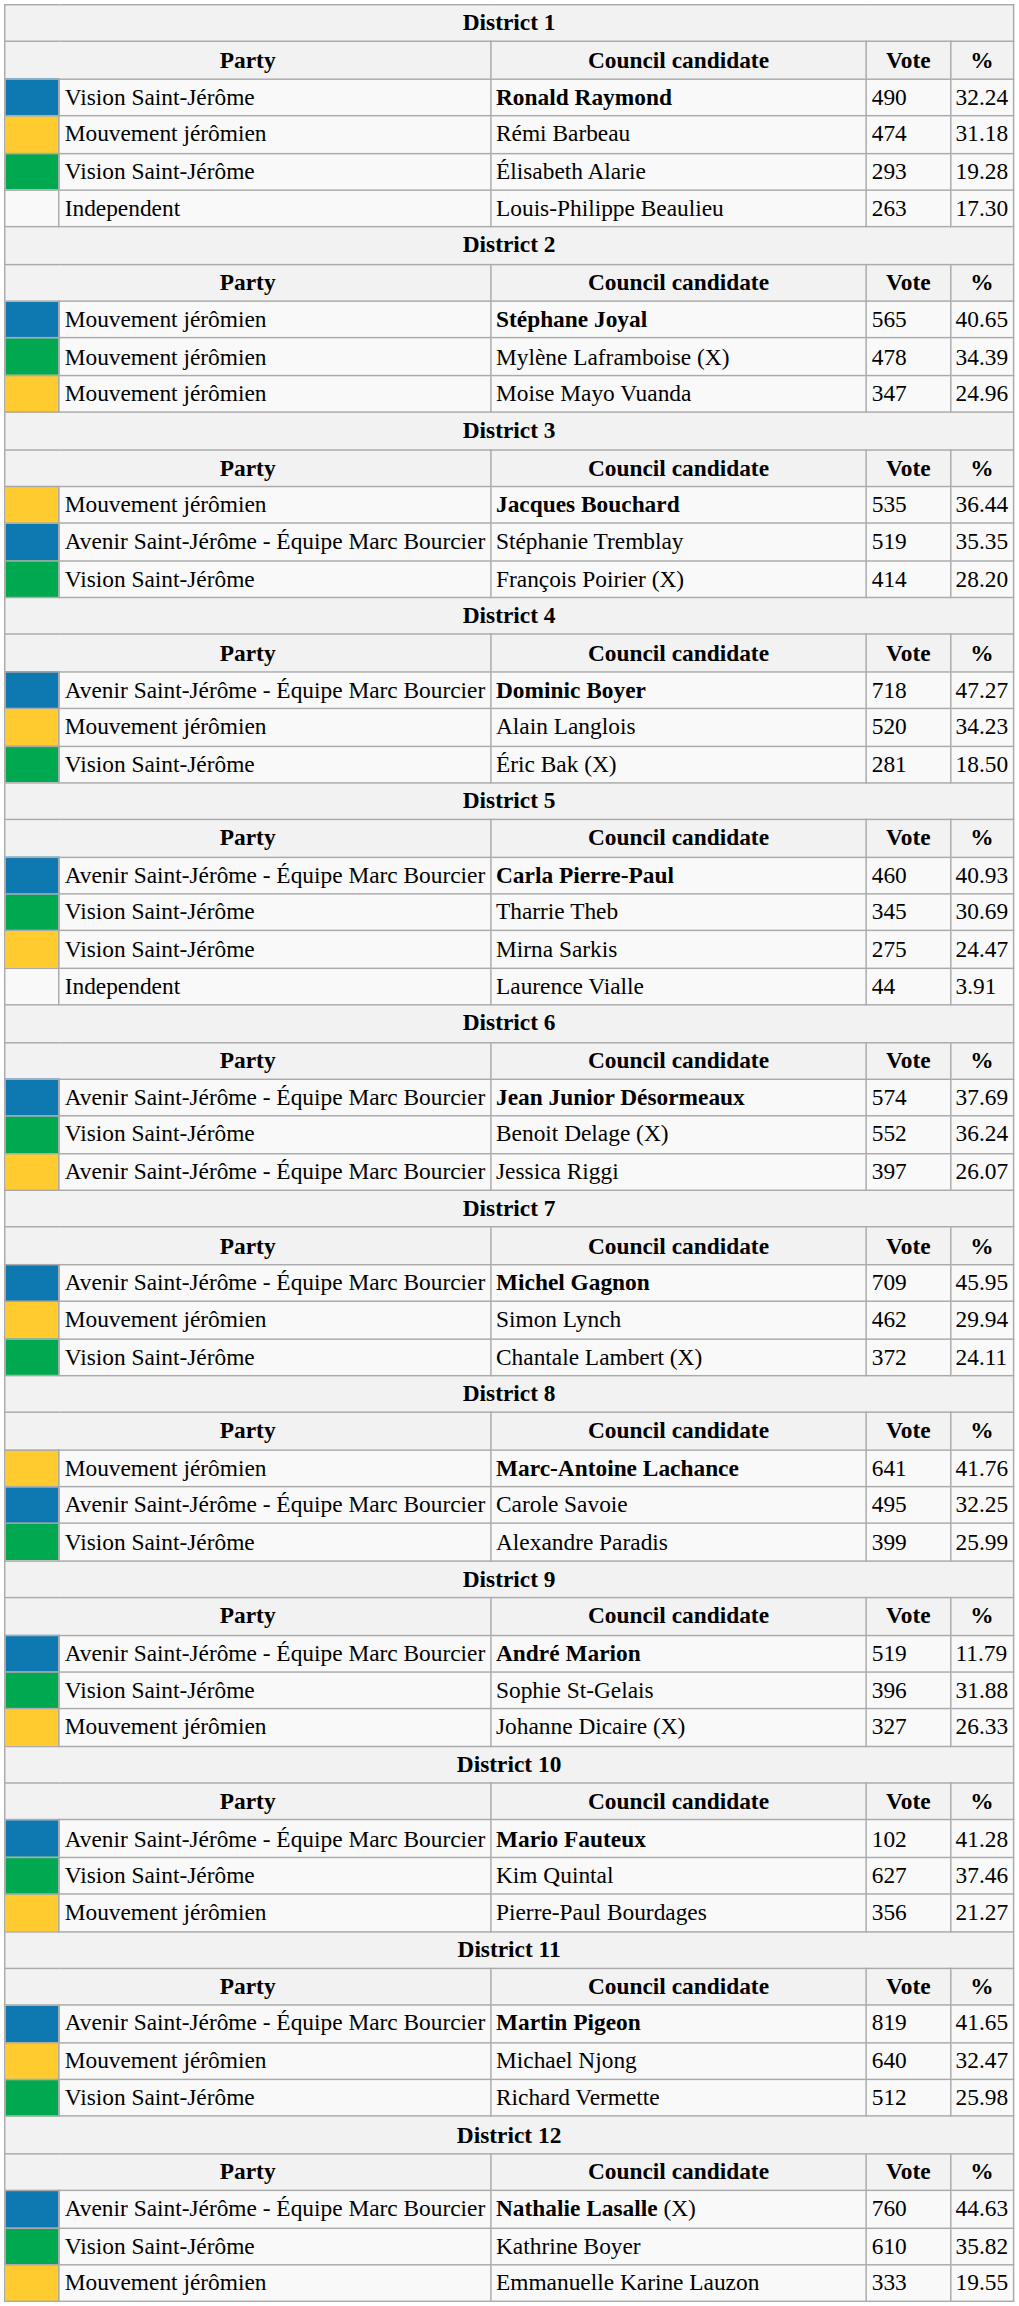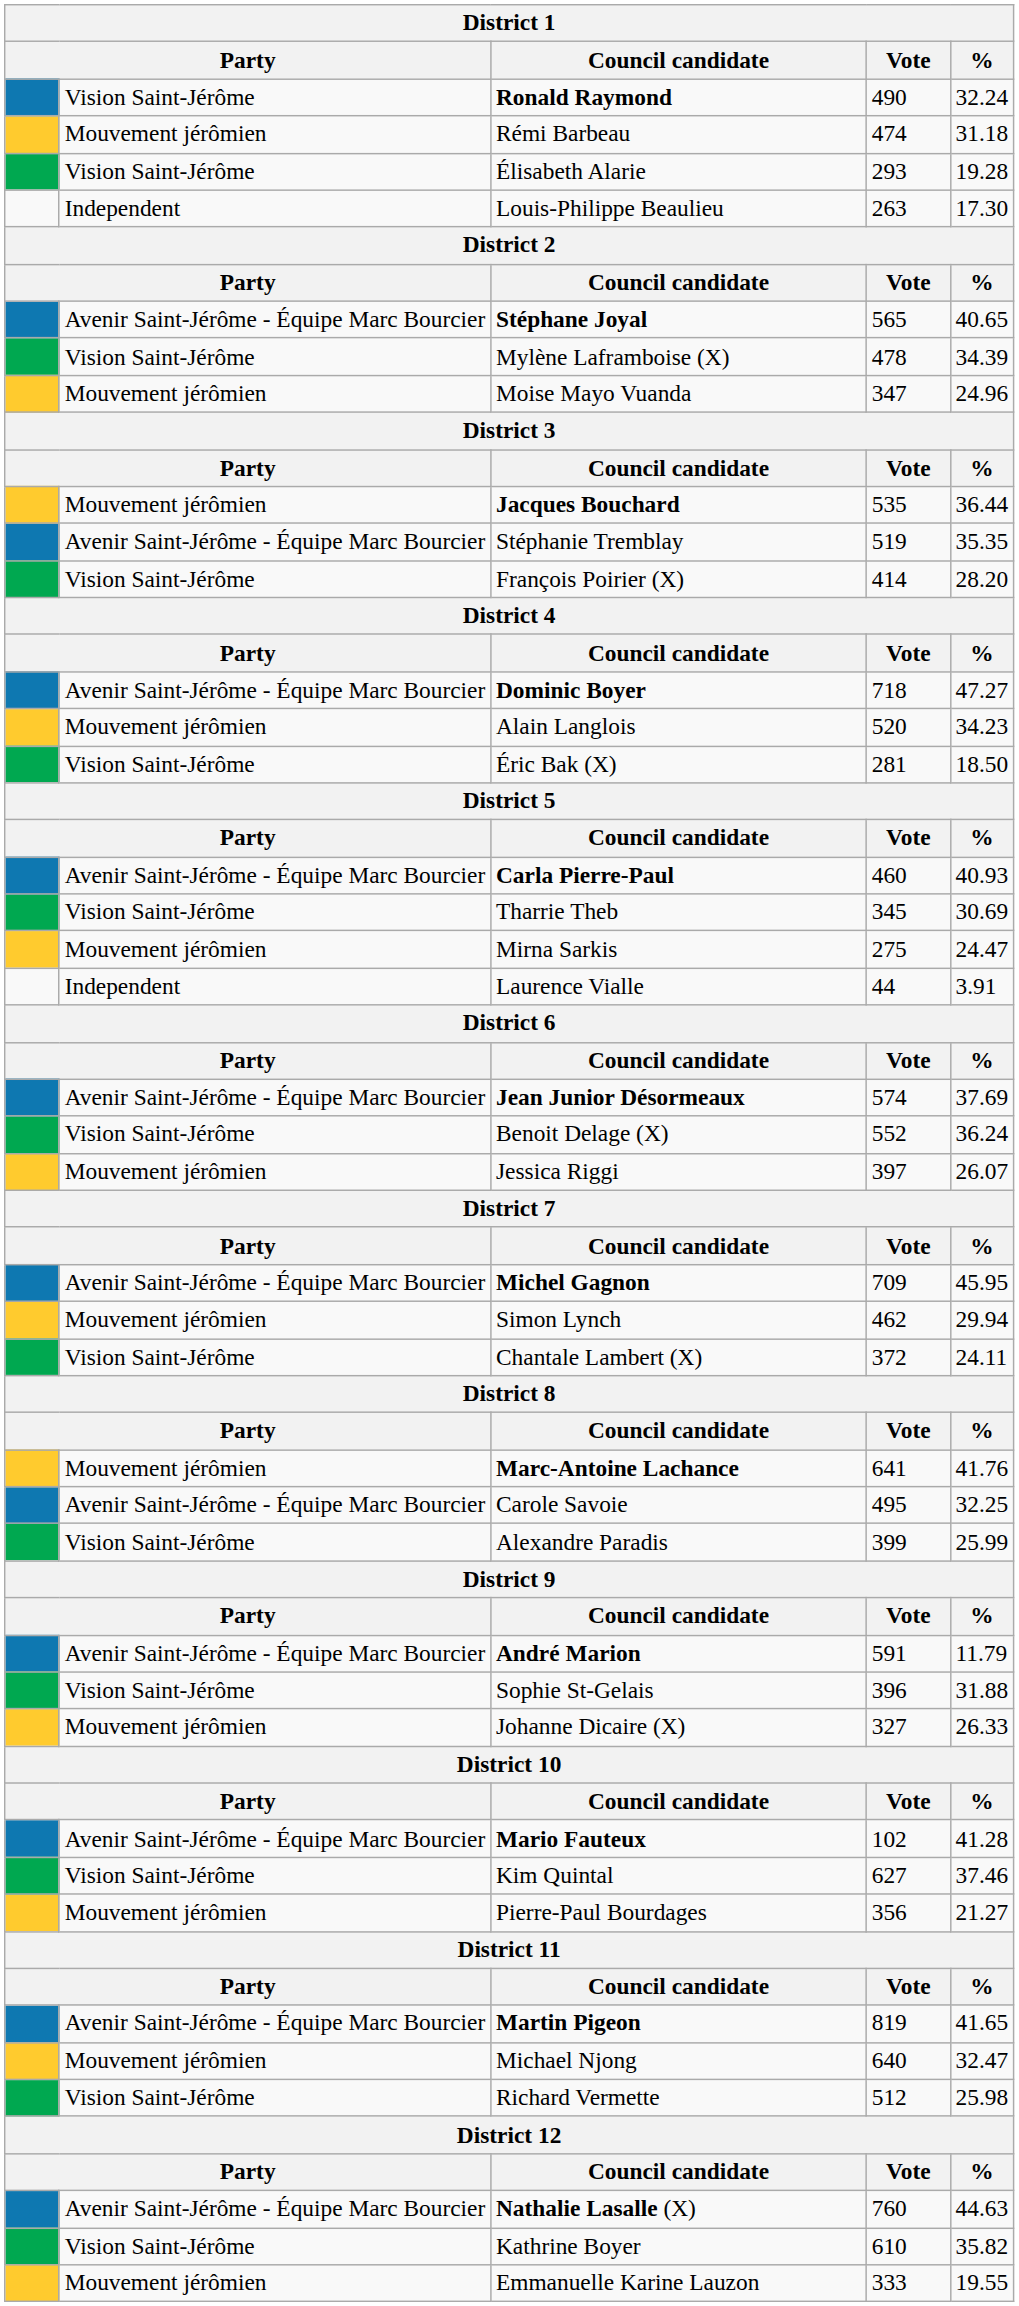(166, 319) Mouvement jérômien -> (275, 319) Avenir Saint-Jérôme - Équipe Marc Bourcier
(166, 356) Mouvement jérômien -> (160, 356) Vision Saint-Jérôme
(160, 949) Vision Saint-Jérôme -> (166, 949) Mouvement jérômien
(275, 1171) Avenir Saint-Jérôme - Équipe Marc Bourcier -> (166, 1171) Mouvement jérômien
(889, 1653) 519 -> (889, 1653) 591
